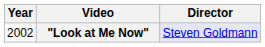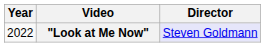(20, 32) 2002 -> (20, 32) 2022
